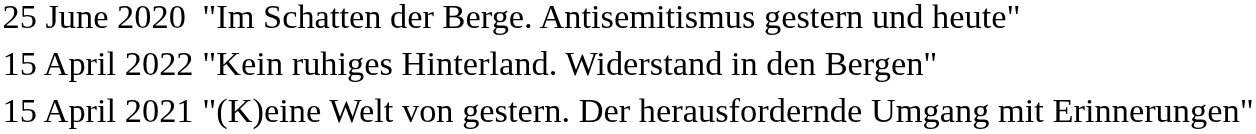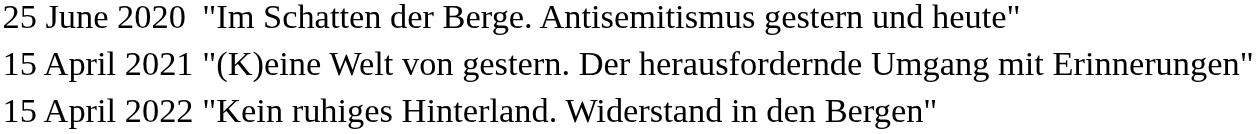rows swapped: (98, 110) <-> (98, 63)
